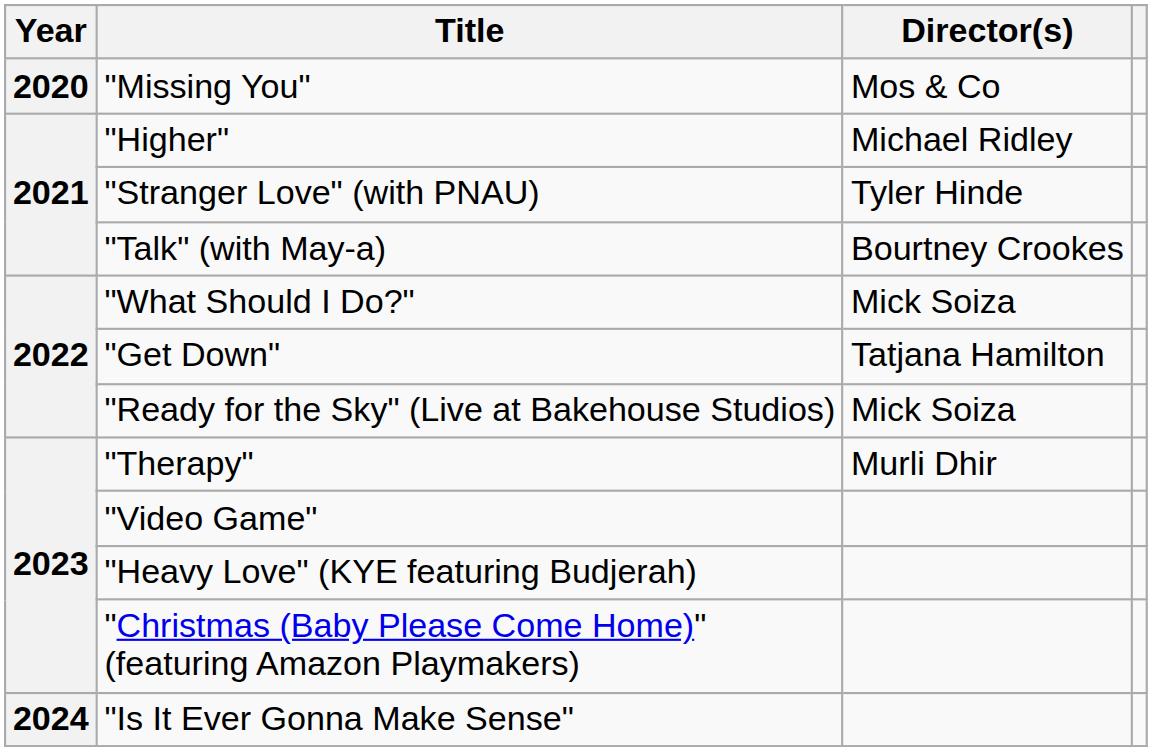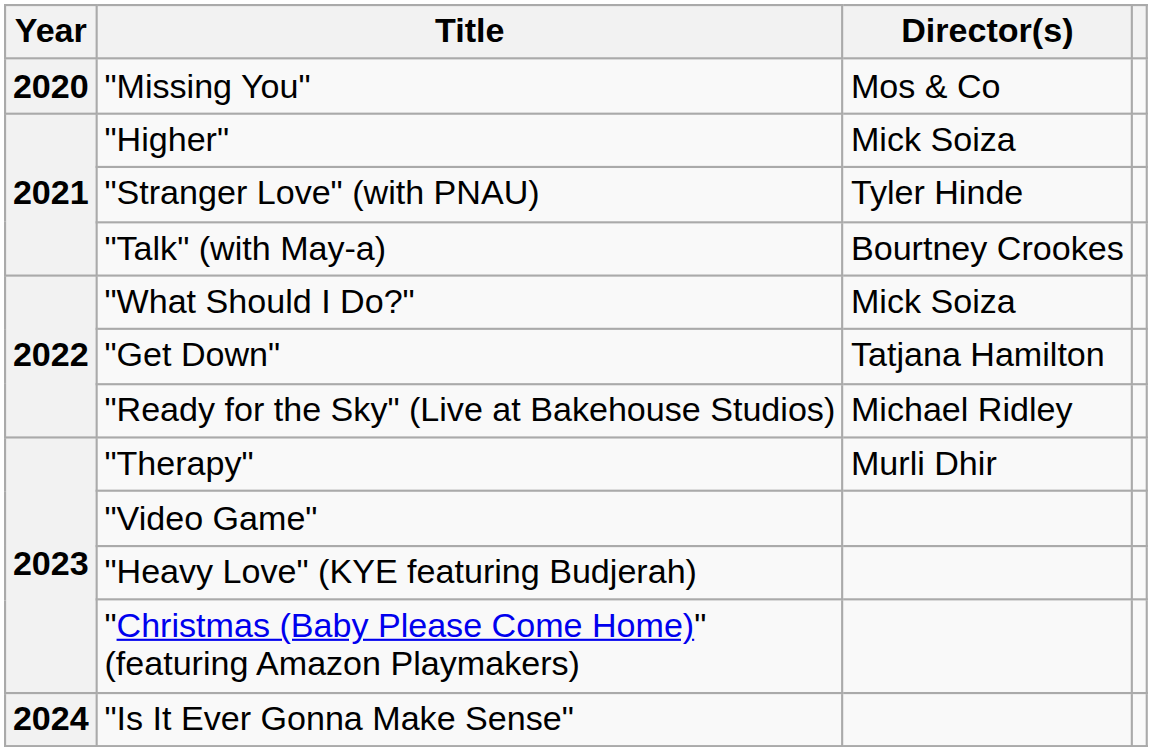(962, 139) Michael Ridley -> (933, 139) Mick Soiza
(933, 409) Mick Soiza -> (962, 409) Michael Ridley
